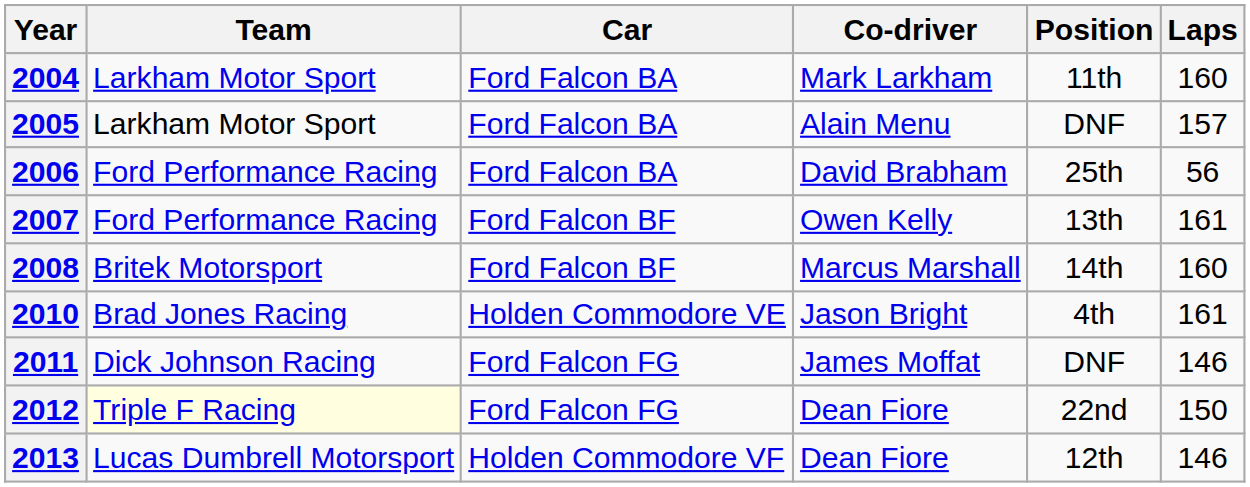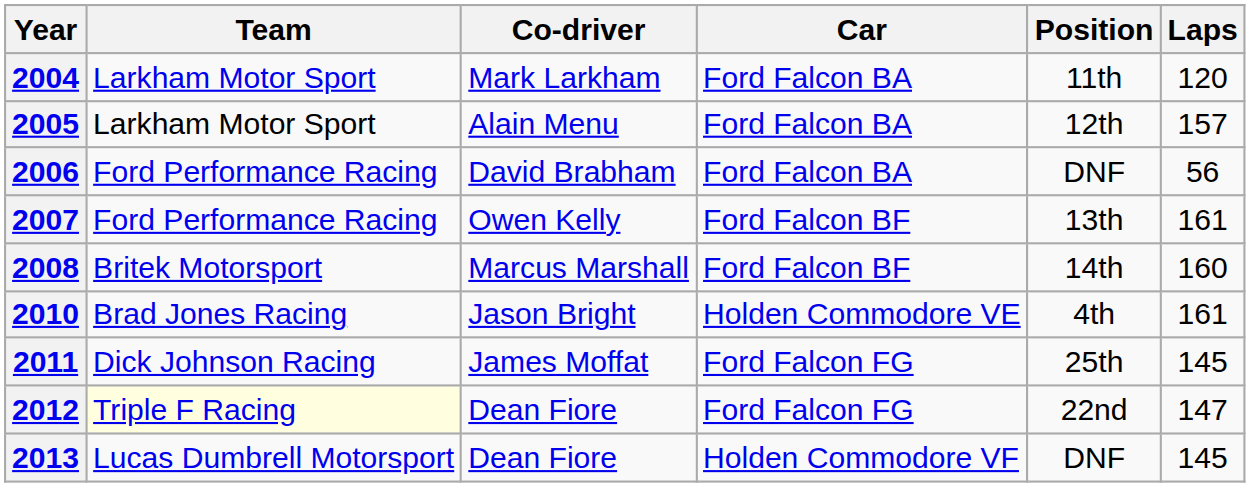columns swapped: (627, 29) <-> (910, 29)
(1203, 77) 160 -> (1203, 77) 120
(1094, 124) DNF -> (1094, 124) 12th
(1094, 172) 25th -> (1094, 172) DNF
(1094, 362) DNF -> (1094, 362) 25th
(1203, 362) 146 -> (1203, 362) 145
(1203, 410) 150 -> (1203, 410) 147
(1094, 457) 12th -> (1094, 457) DNF
(1203, 457) 146 -> (1203, 457) 145
